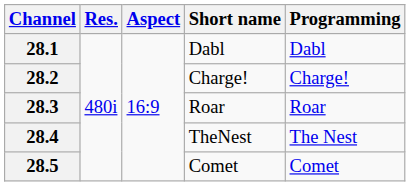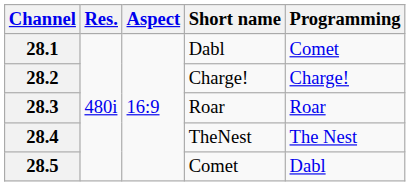(308, 48) Dabl -> (314, 48) Comet
(314, 166) Comet -> (308, 166) Dabl
